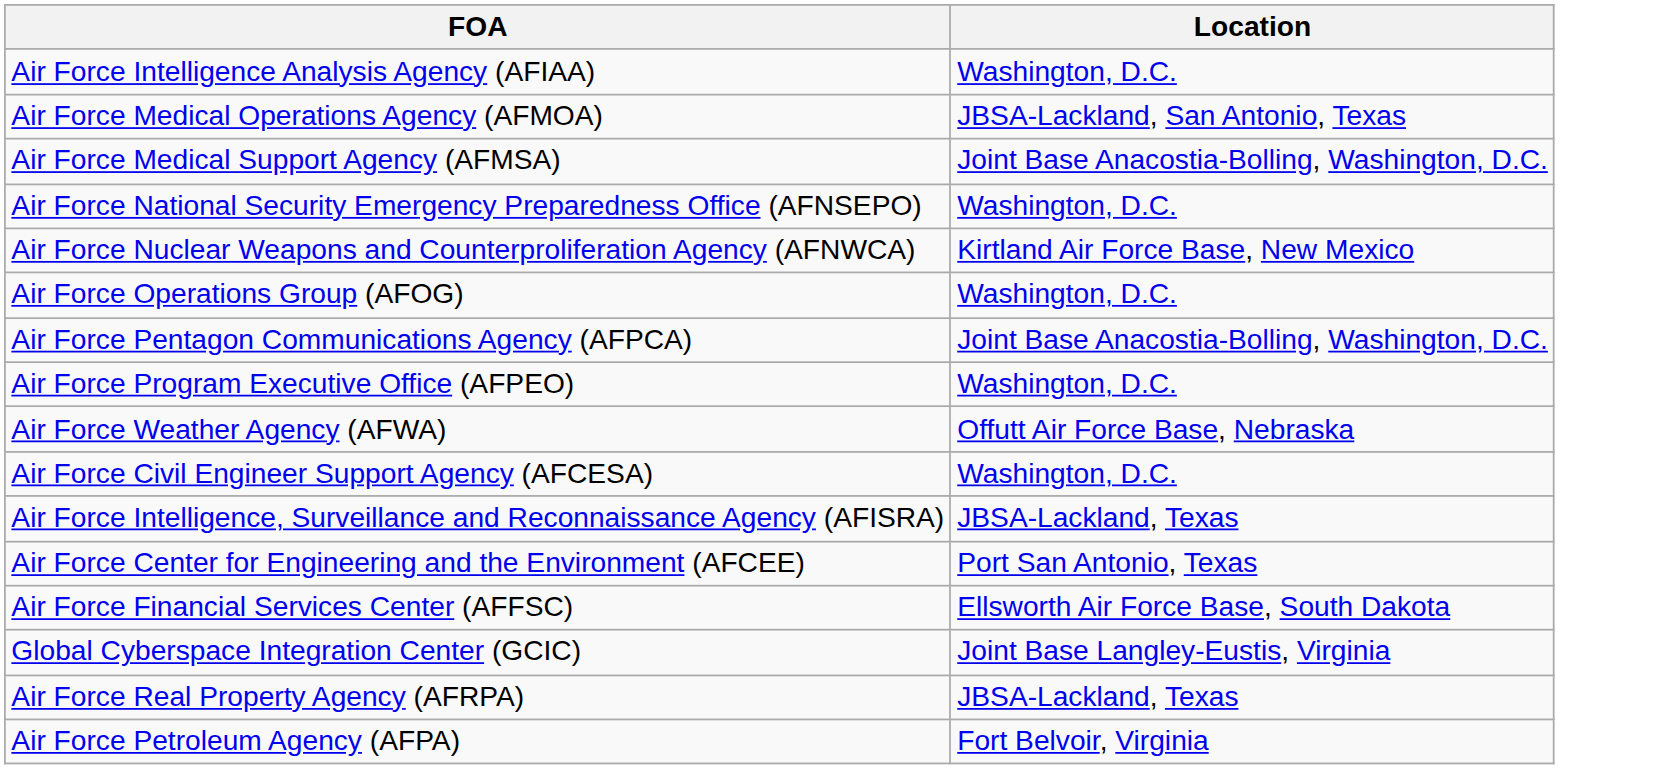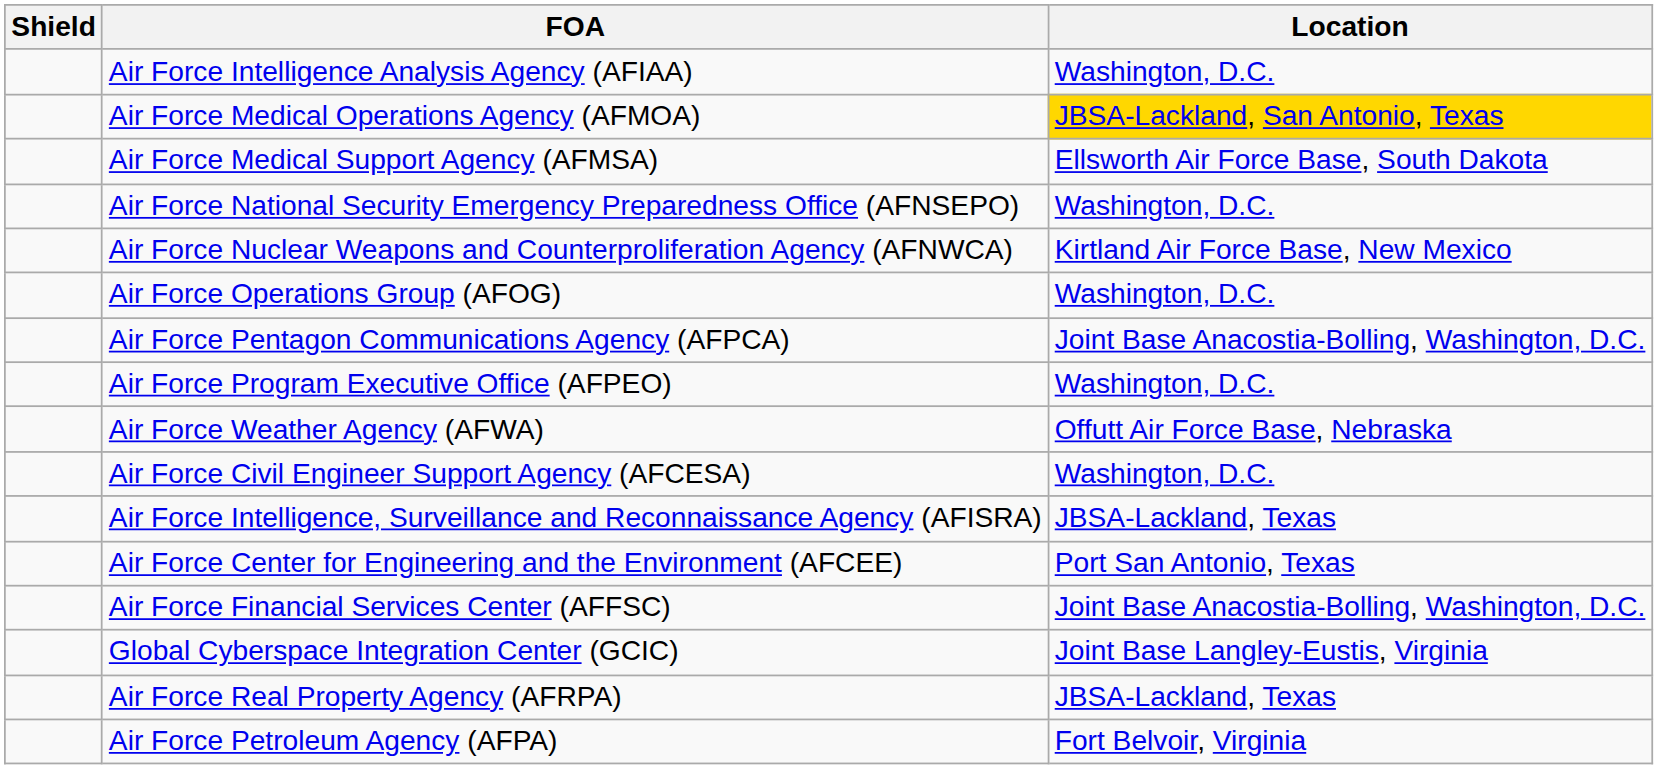+ column: (54, 26)
(1182, 116) no background -> (1279, 116) gold background
(1253, 160) Joint Base Anacostia-Bolling, Washington, D.C. -> (1301, 160) Ellsworth Air Force Base, South Dakota
(1204, 607) Ellsworth Air Force Base, South Dakota -> (1350, 607) Joint Base Anacostia-Bolling, Washington, D.C.
